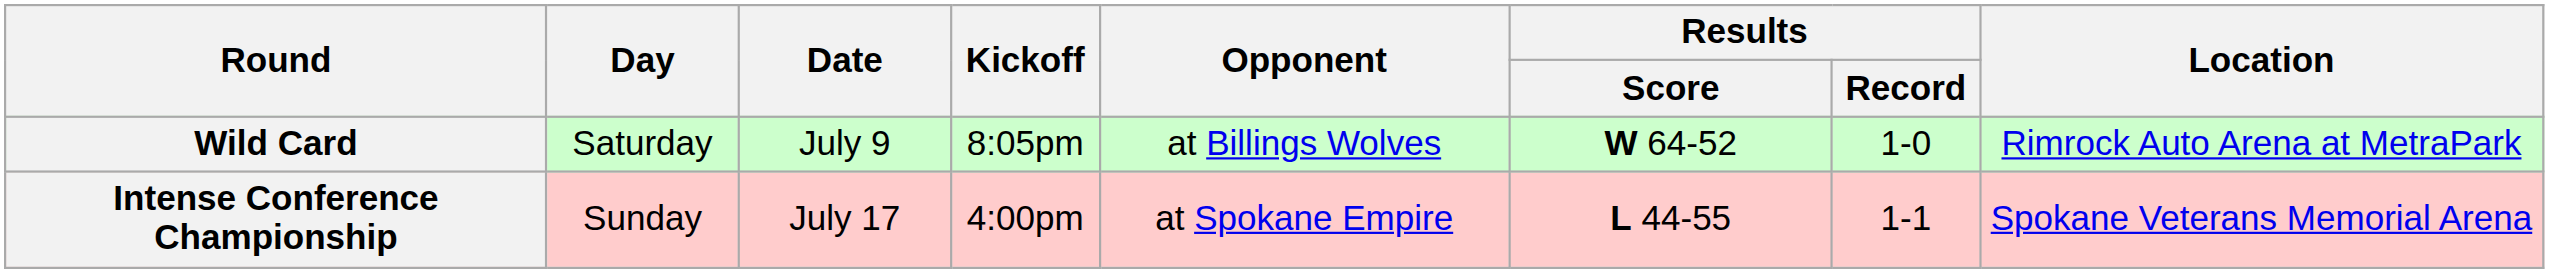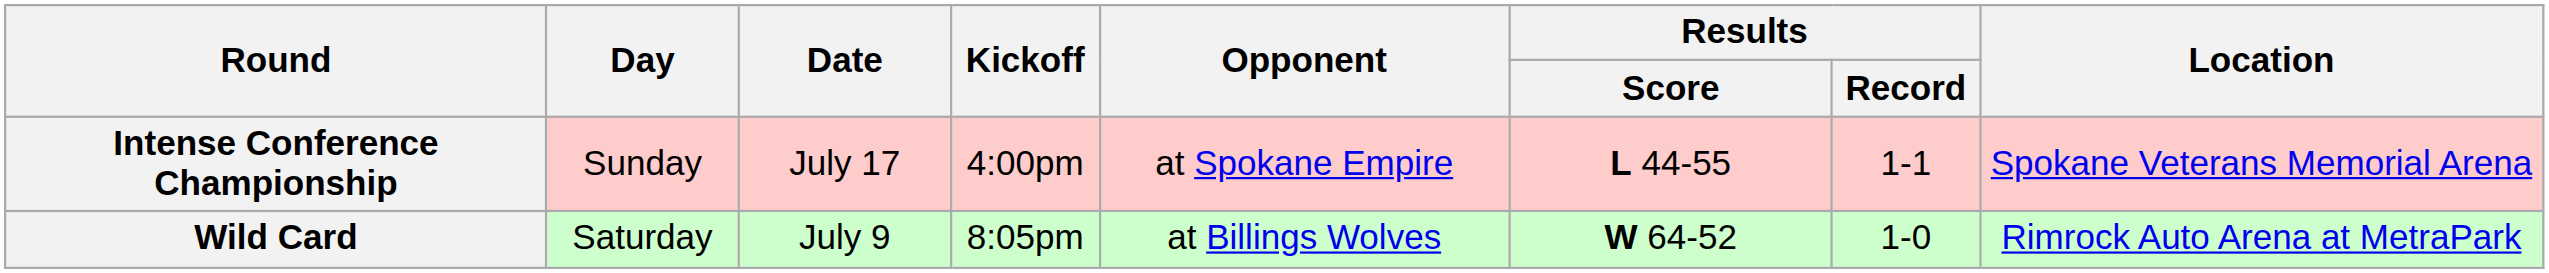rows swapped: (276, 143) <-> (276, 218)
